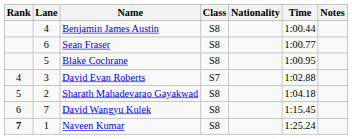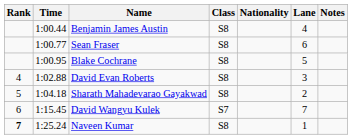columns swapped: (46, 12) <-> (300, 12)
(215, 77) S7 -> (223, 77) S8
(215, 110) S8 -> (223, 110) S7
